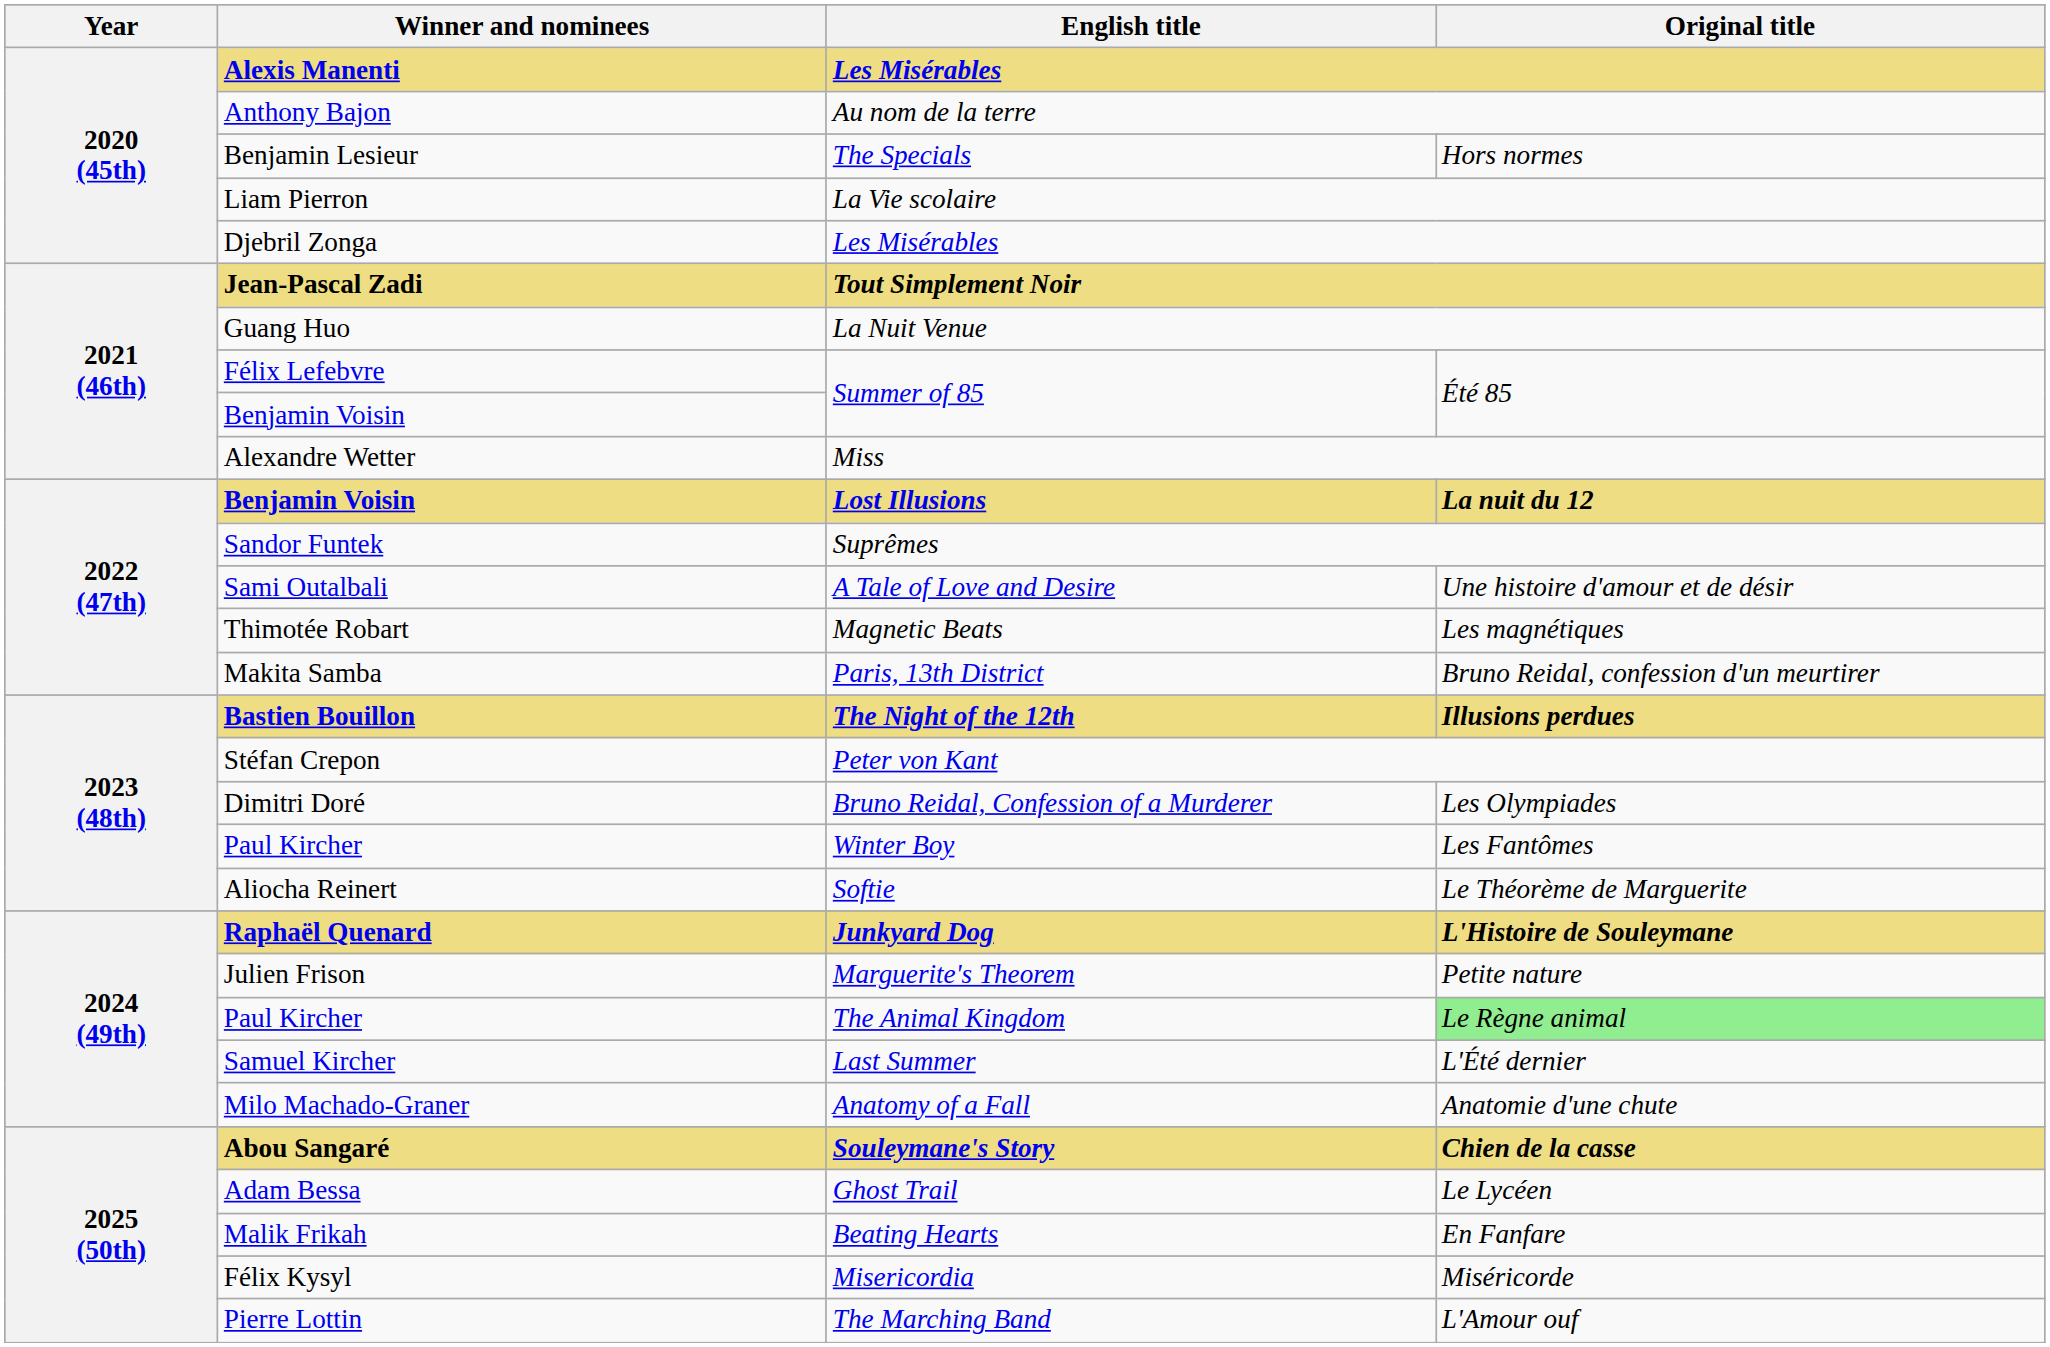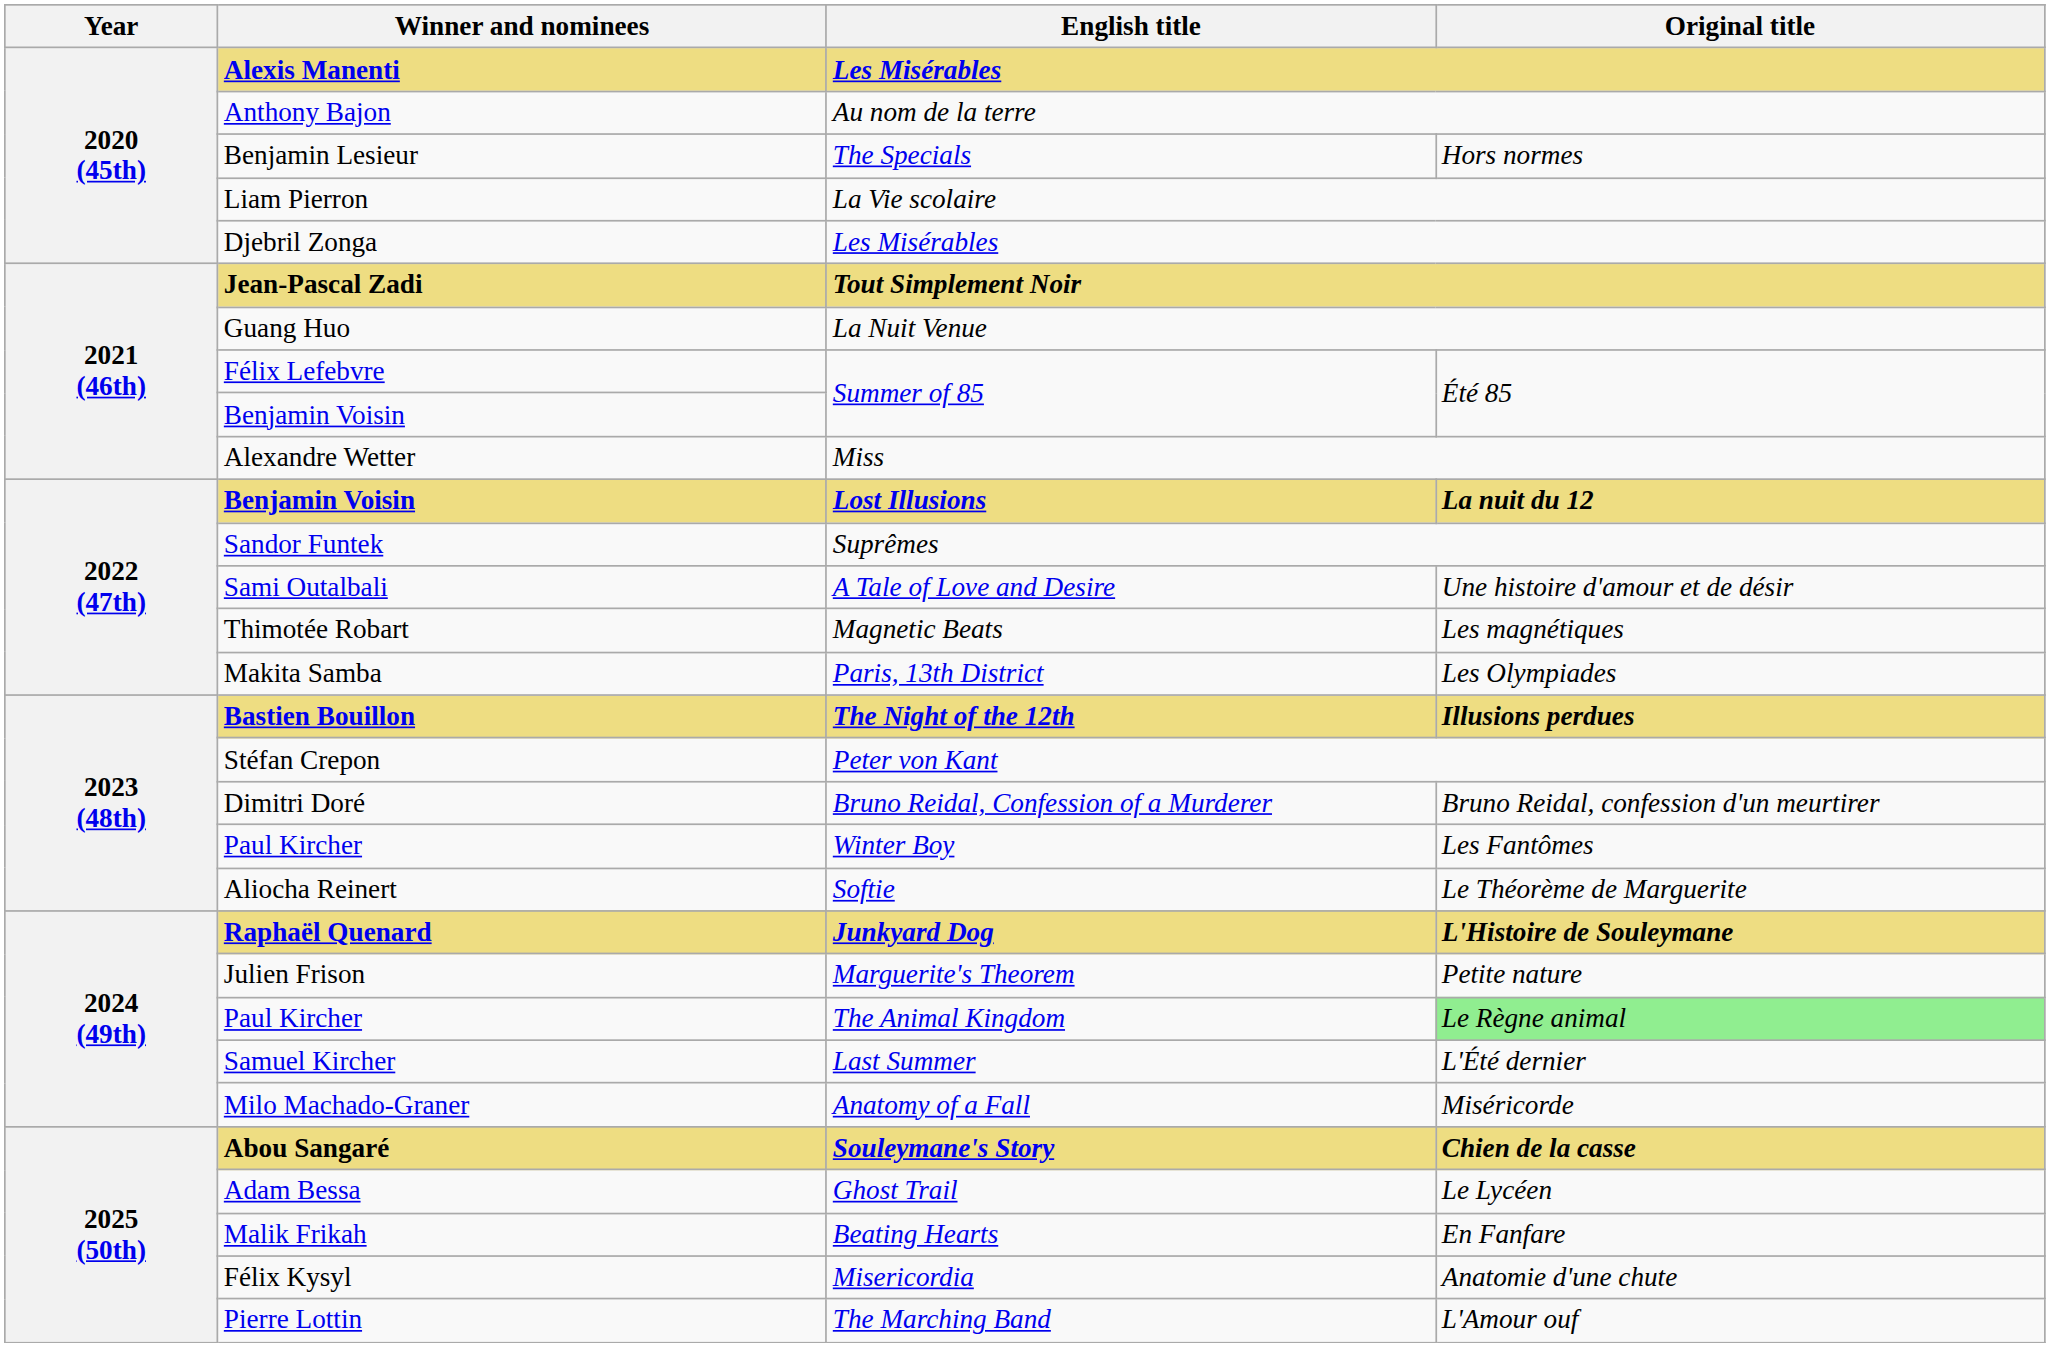(1661, 673) Bruno Reidal, confession d'un meurtirer -> (1529, 673) Les Olympiades
(1529, 802) Les Olympiades -> (1661, 802) Bruno Reidal, confession d'un meurtirer
(1560, 1104) Anatomie d'une chute -> (1508, 1104) Miséricorde
(1508, 1277) Miséricorde -> (1560, 1277) Anatomie d'une chute
